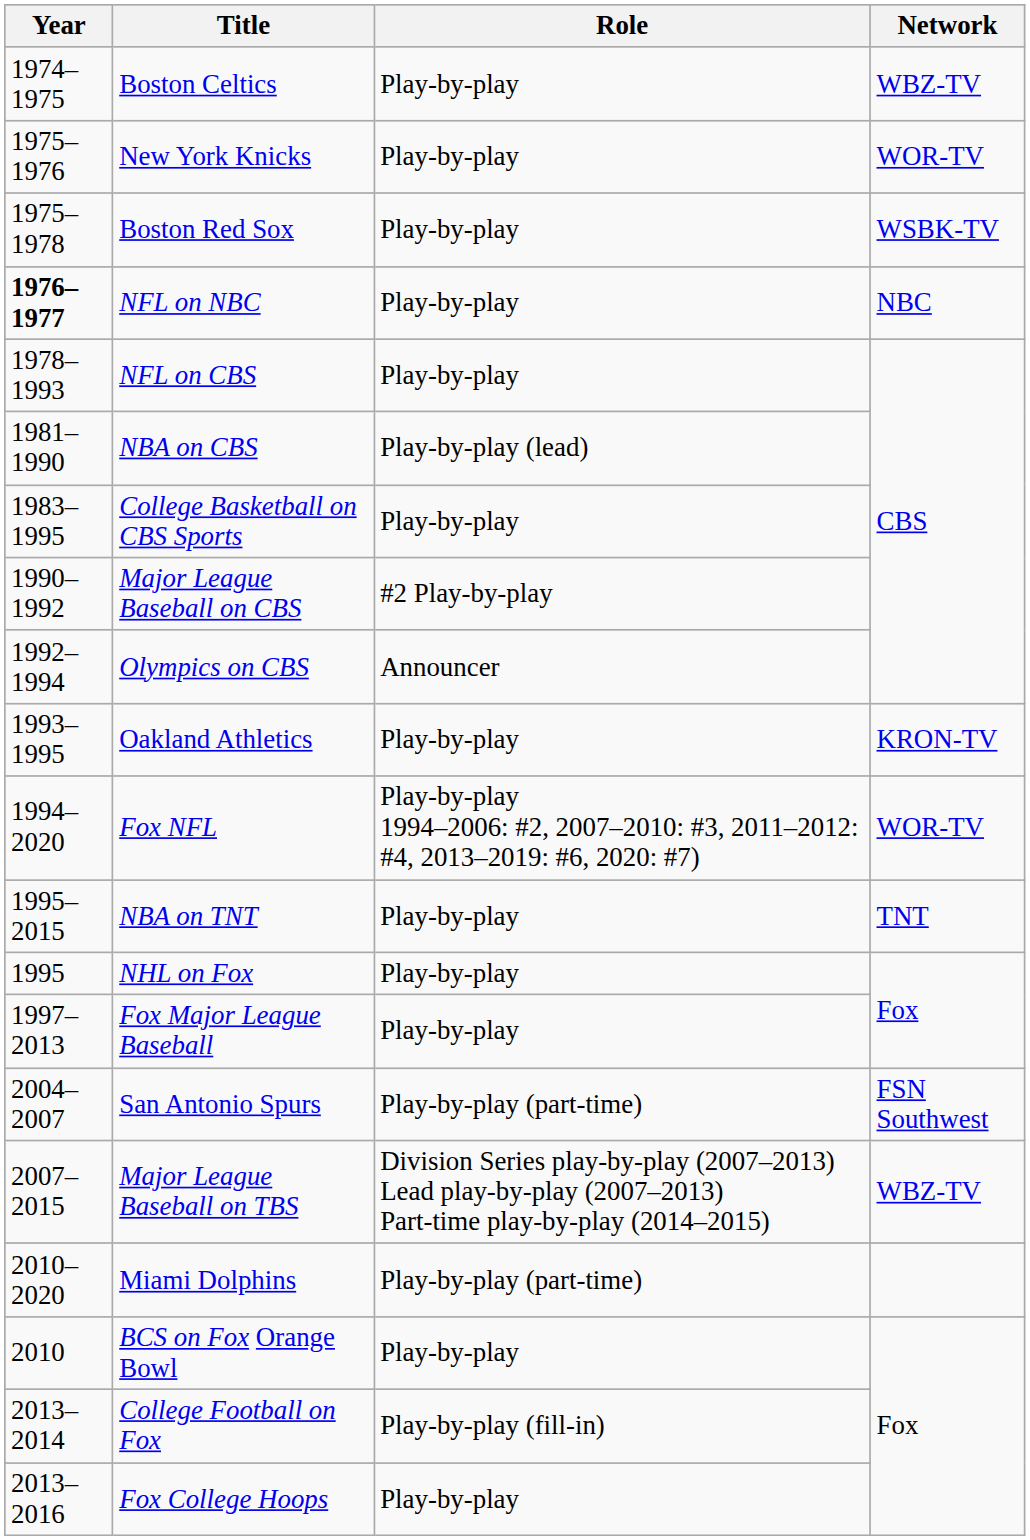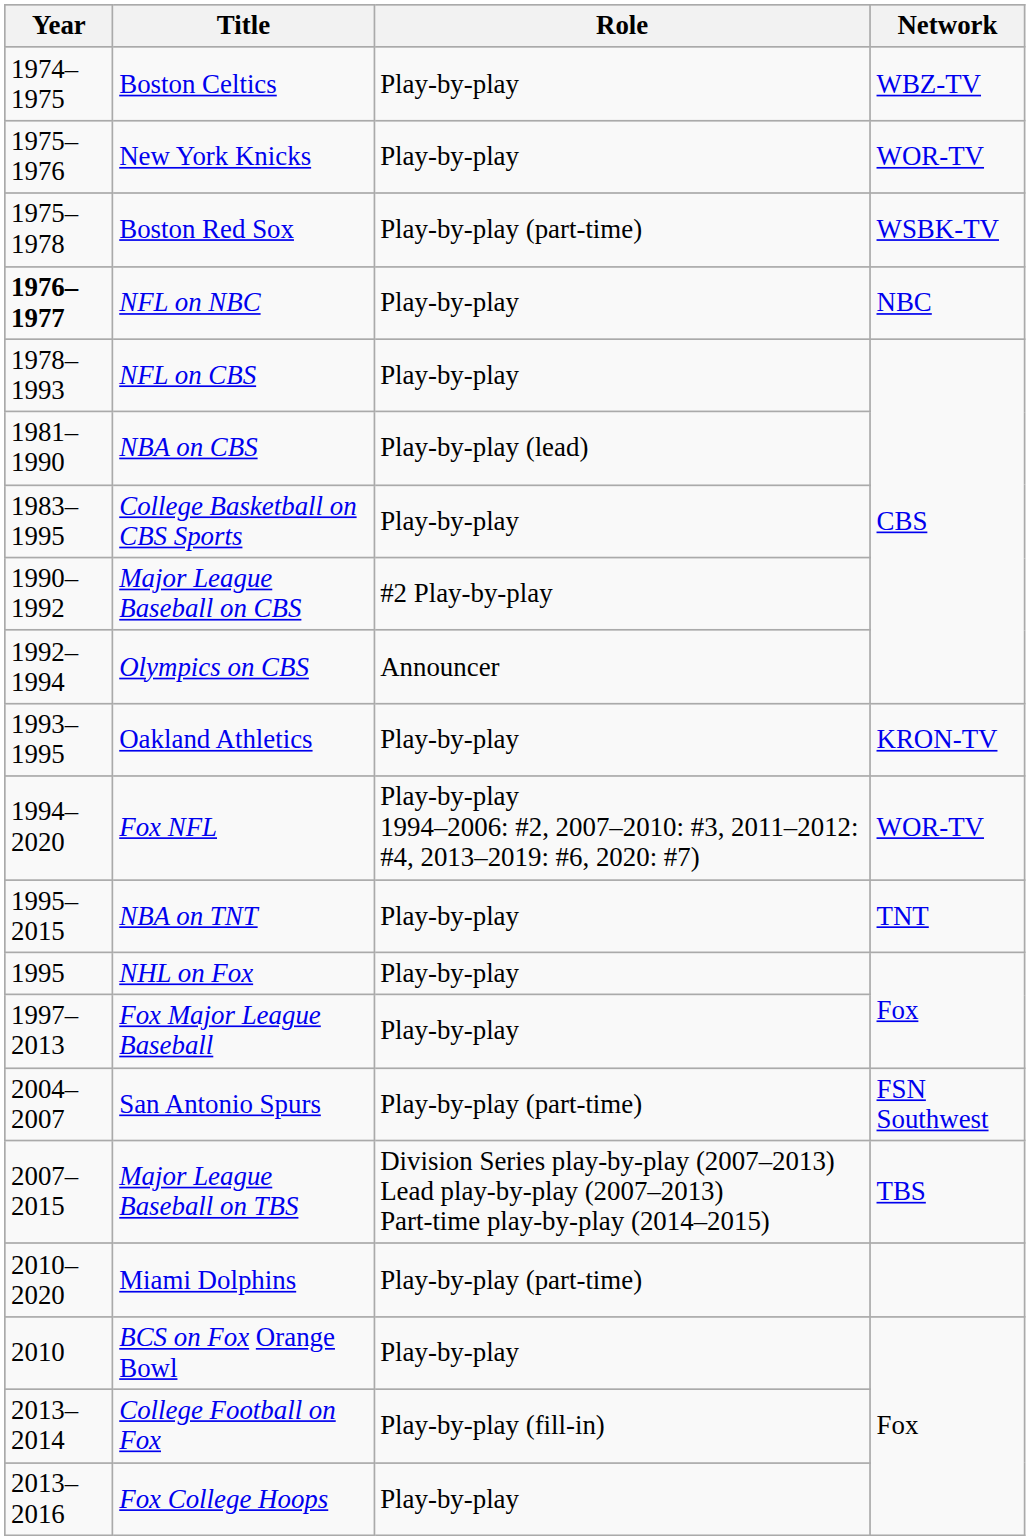(450, 229) Play-by-play -> (511, 229) Play-by-play (part-time)
(929, 1191) WBZ-TV -> (901, 1191) TBS
